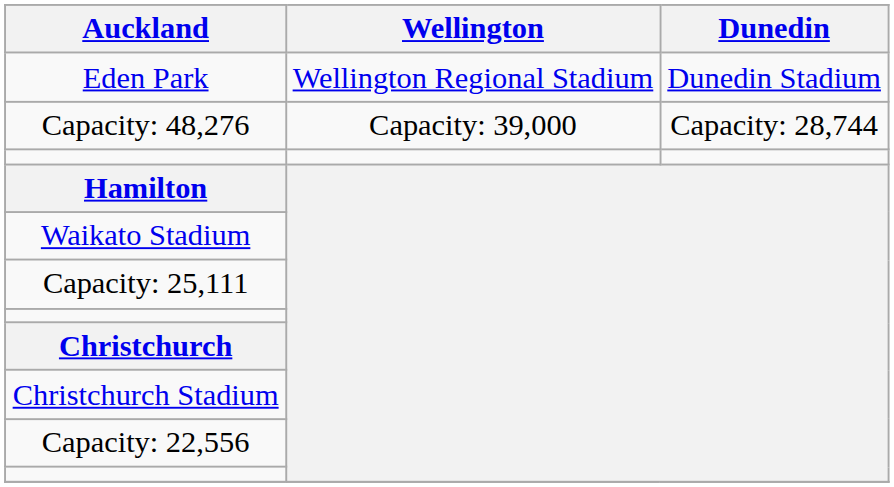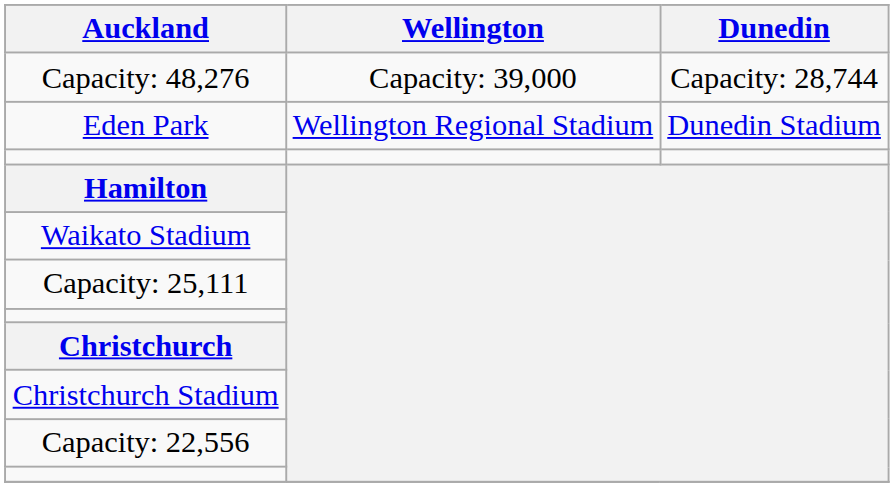rows swapped: (146, 76) <-> (146, 125)
